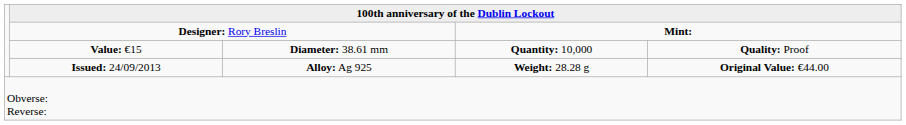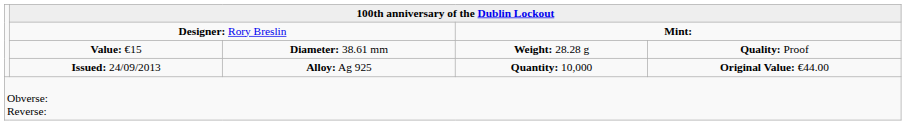(552, 49) Quantity: 10,000 -> (552, 49) Weight: 28.28 g
(552, 67) Weight: 28.28 g -> (552, 67) Quantity: 10,000
